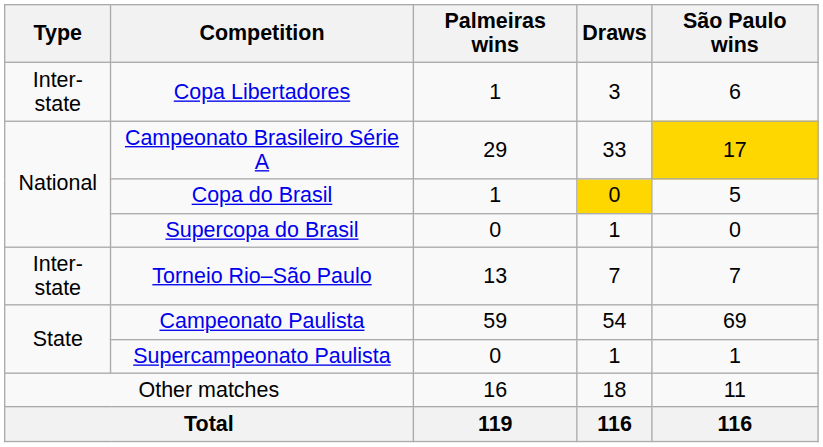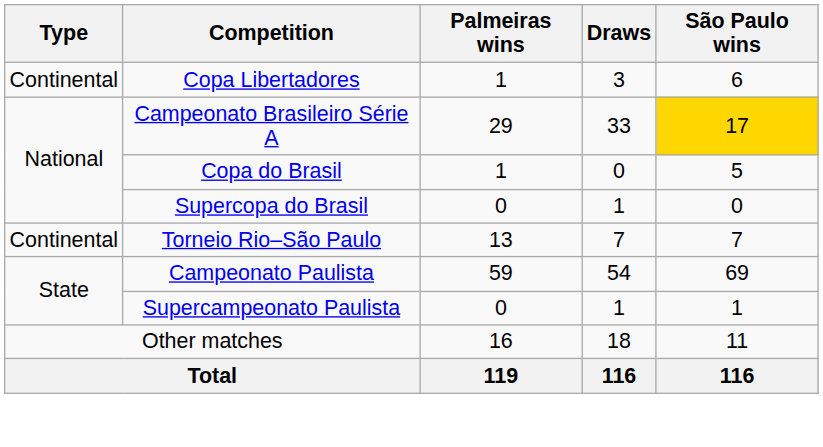(58, 91) Inter-state -> (64, 79) Continental
(615, 195) gold background -> (619, 171) no background
(58, 275) Inter-state -> (64, 239) Continental
